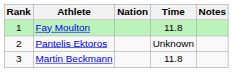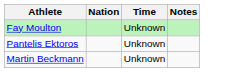- column: (19, 12)
(173, 28) 11.8 -> (144, 28) Unknown
(173, 59) 11.8 -> (144, 59) Unknown
